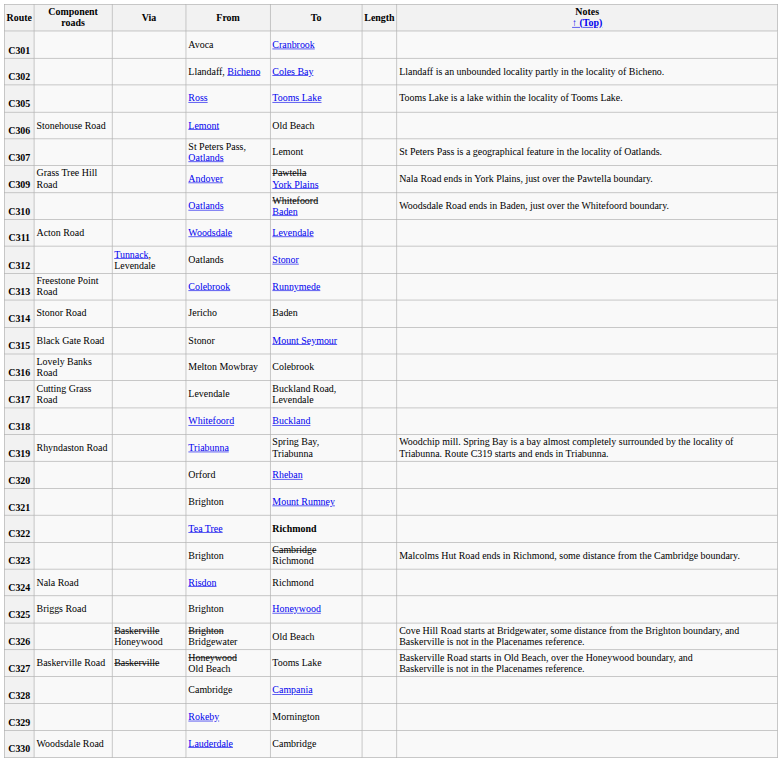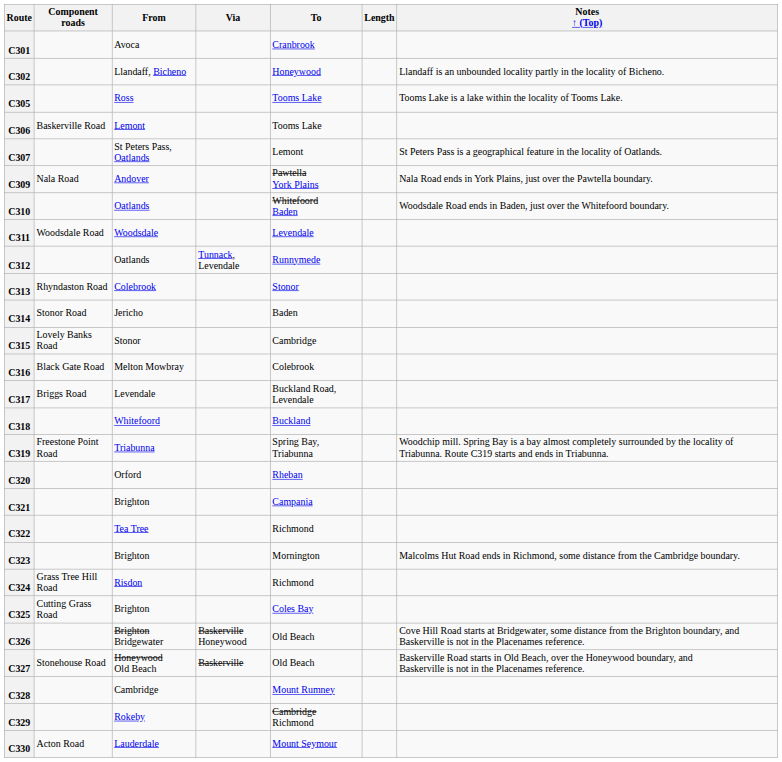columns swapped: (228, 17) <-> (149, 17)
(293, 71) Coles Bay -> (297, 71) Honeywood
(71, 125) Stonehouse Road -> (71, 125) Baskerville Road
(293, 125) Old Beach -> (297, 125) Tooms Lake
(67, 179) Grass Tree Hill Road -> (58, 179) Nala Road
(60, 233) Acton Road -> (70, 233) Woodsdale Road
(286, 259) Stonor -> (296, 259) Runnymede
(68, 286) Freestone Point Road -> (72, 286) Rhyndaston Road
(296, 286) Runnymede -> (286, 286) Stonor
(70, 340) Black Gate Road -> (64, 340) Lovely Banks Road
(305, 340) Mount Seymour -> (294, 340) Cambridge
(64, 367) Lovely Banks Road -> (70, 367) Black Gate Road
(64, 394) Cutting Grass Road -> (61, 394) Briggs Road
(72, 448) Rhyndaston Road -> (68, 448) Freestone Point Road
(304, 502) Mount Rumney -> (292, 502) Campania
(294, 528) bold -> (293, 528) normal
(294, 555) Cambridge Richmond -> (296, 555) Mornington
(58, 582) Nala Road -> (67, 582) Grass Tree Hill Road
(61, 609) Briggs Road -> (64, 609) Cutting Grass Road
(297, 609) Honeywood -> (293, 609) Coles Bay
(71, 663) Baskerville Road -> (71, 663) Stonehouse Road
(297, 663) Tooms Lake -> (293, 663) Old Beach
(292, 690) Campania -> (304, 690) Mount Rumney
(296, 717) Mornington -> (294, 717) Cambridge Richmond
(70, 744) Woodsdale Road -> (60, 744) Acton Road
(294, 744) Cambridge -> (305, 744) Mount Seymour
